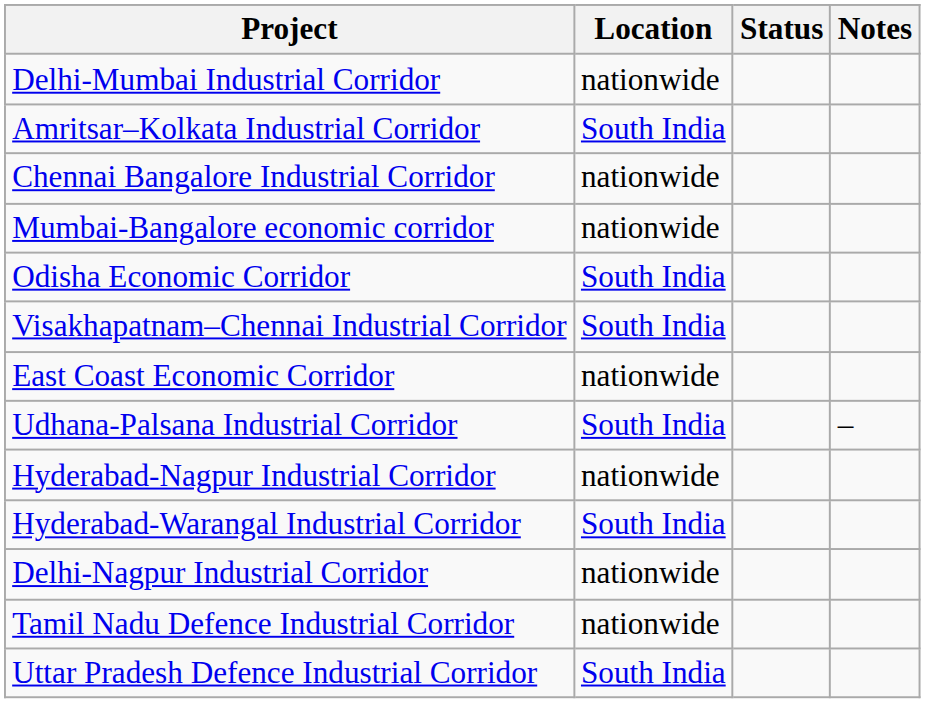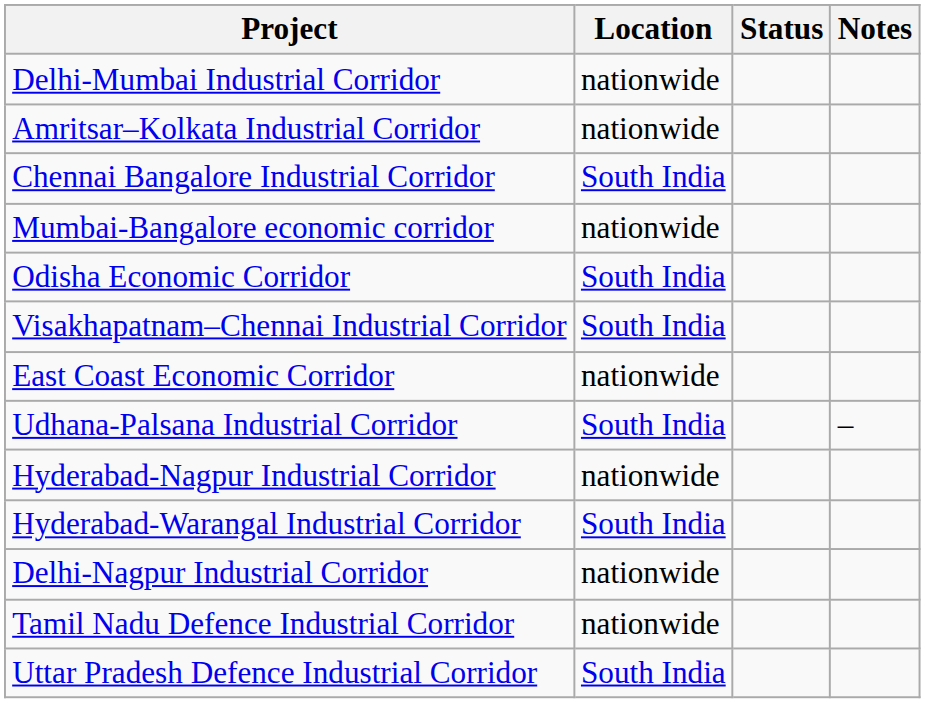(653, 128) South India -> (650, 128) nationwide
(650, 177) nationwide -> (653, 177) South India
